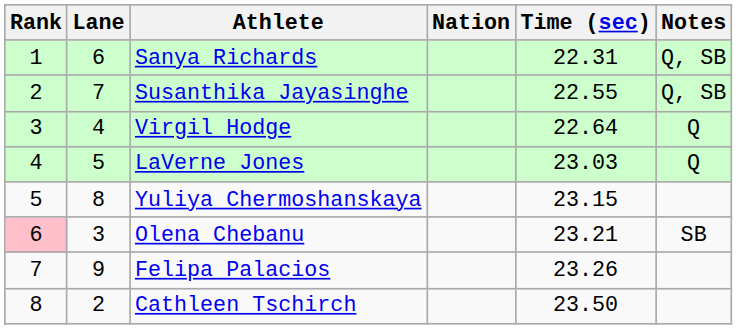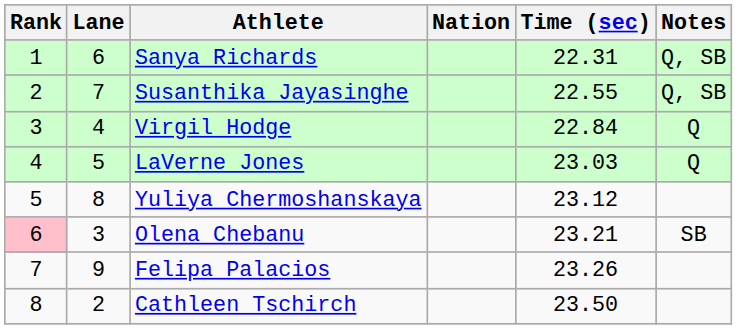(586, 129) 22.64 -> (586, 129) 22.84
(586, 199) 23.15 -> (586, 199) 23.12
